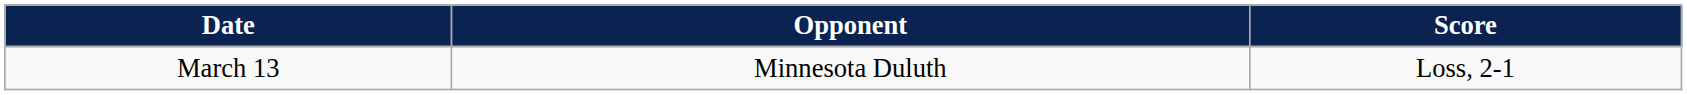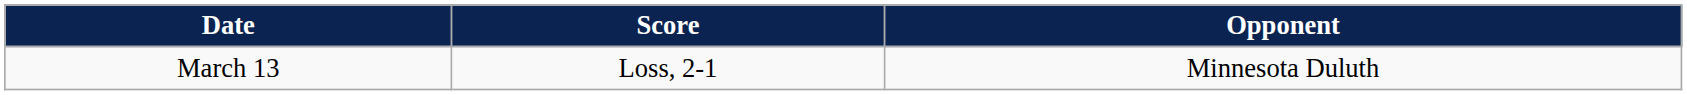columns swapped: (850, 25) <-> (1465, 25)
